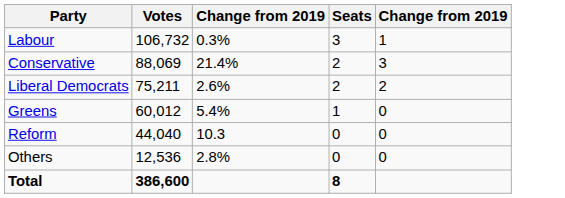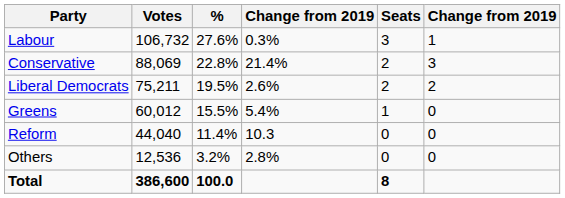+ column: (217, 16)
